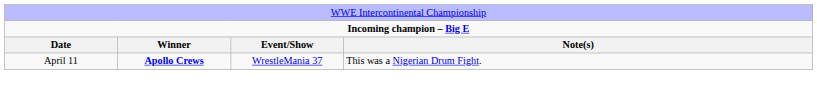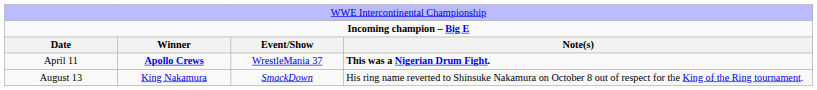(414, 61) normal -> (418, 61) bold
+ row: (61, 77)
